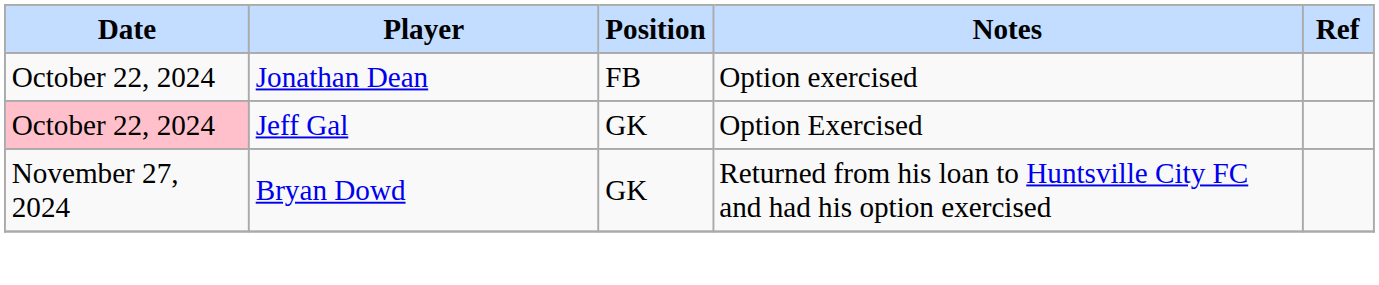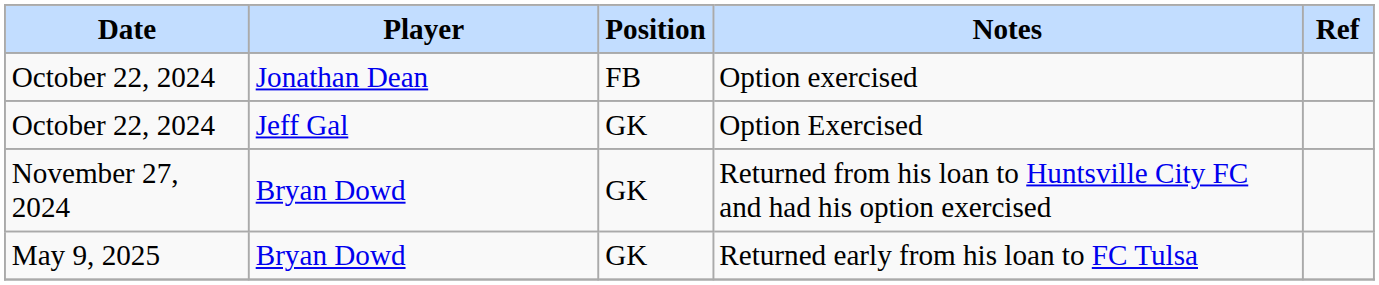(113, 124) pink background -> (113, 124) no background
+ row: (959, 255)
